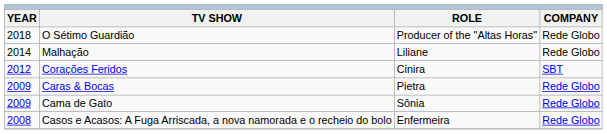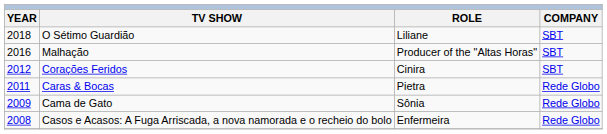(467, 35) Producer of the "Altas Horas" -> (412, 35) Liliane
(571, 35) Rede Globo -> (553, 35) SBT
(19, 52) 2014 -> (19, 52) 2016
(412, 52) Liliane -> (467, 52) Producer of the "Altas Horas"
(571, 52) Rede Globo -> (553, 52) SBT
(19, 87) 2009 -> (19, 87) 2011
